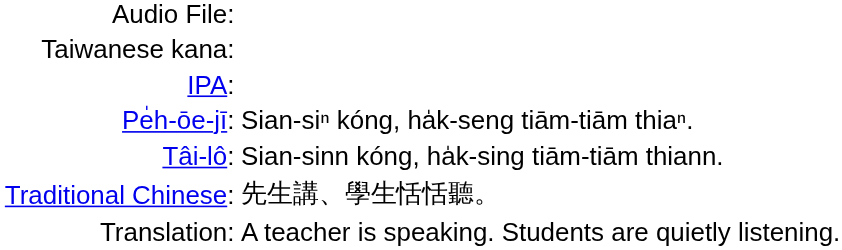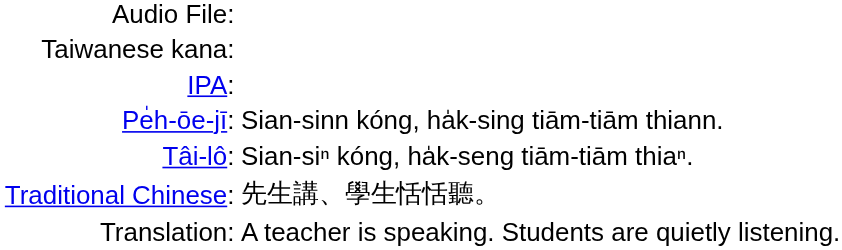(467, 121) Sian-siⁿ kóng, ha̍k-seng tiām-tiām thiaⁿ. -> (482, 121) Sian-sinn kóng, ha̍k-sing tiām-tiām thiann.
(482, 156) Sian-sinn kóng, ha̍k-sing tiām-tiām thiann. -> (467, 156) Sian-siⁿ kóng, ha̍k-seng tiām-tiām thiaⁿ.
